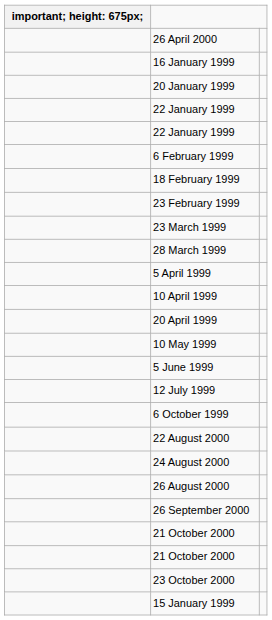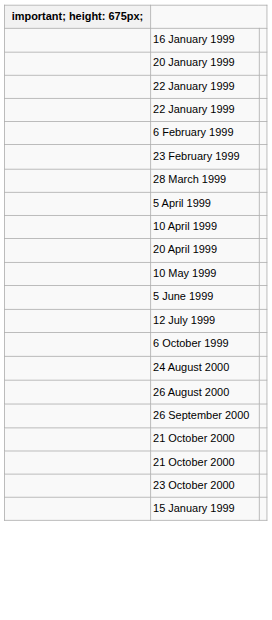- row: (77, 40)
- row: (77, 180)
- row: (77, 228)
- row: (77, 439)
